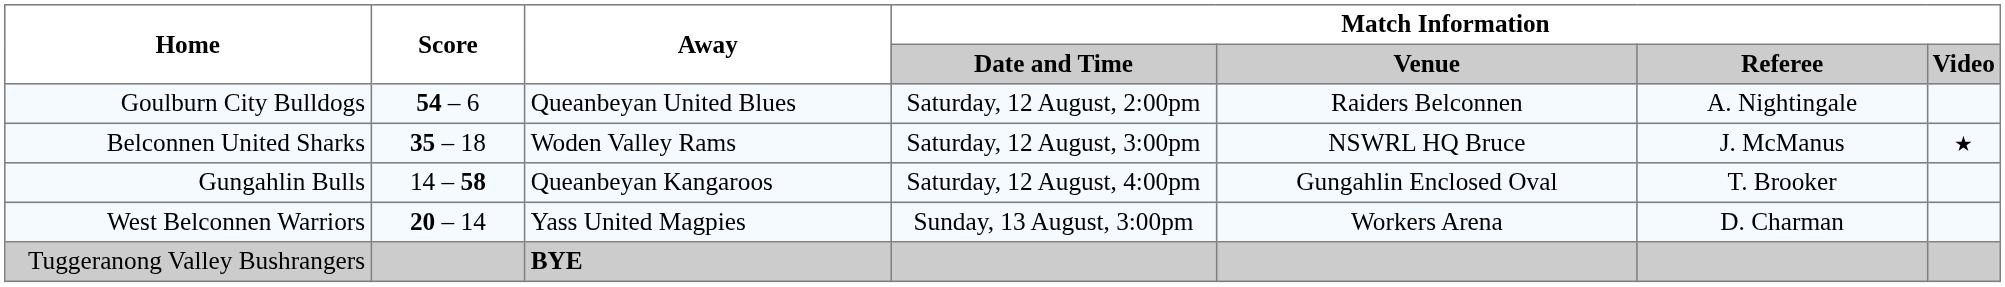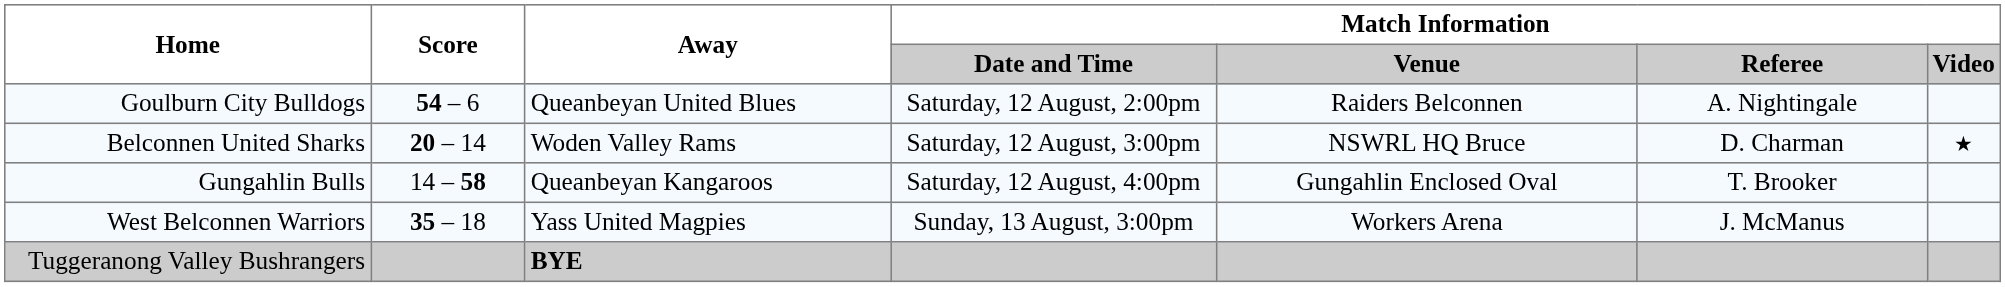(448, 142) 35 – 18 -> (448, 142) 20 – 14
(1782, 142) J. McManus -> (1782, 142) D. Charman
(448, 221) 20 – 14 -> (448, 221) 35 – 18
(1782, 221) D. Charman -> (1782, 221) J. McManus
